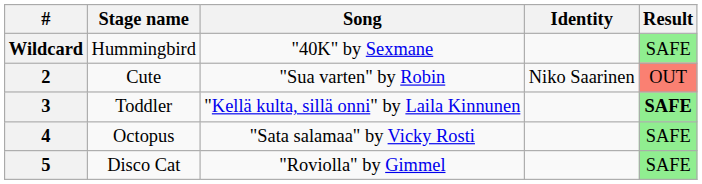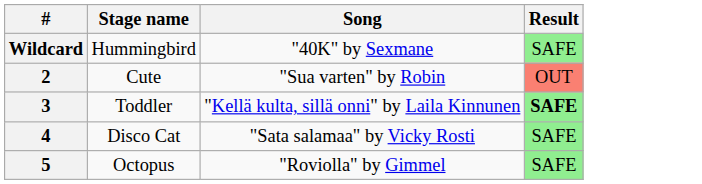- column: (582, 19)
(144, 135) Octopus -> (144, 135) Disco Cat
(144, 164) Disco Cat -> (144, 164) Octopus
